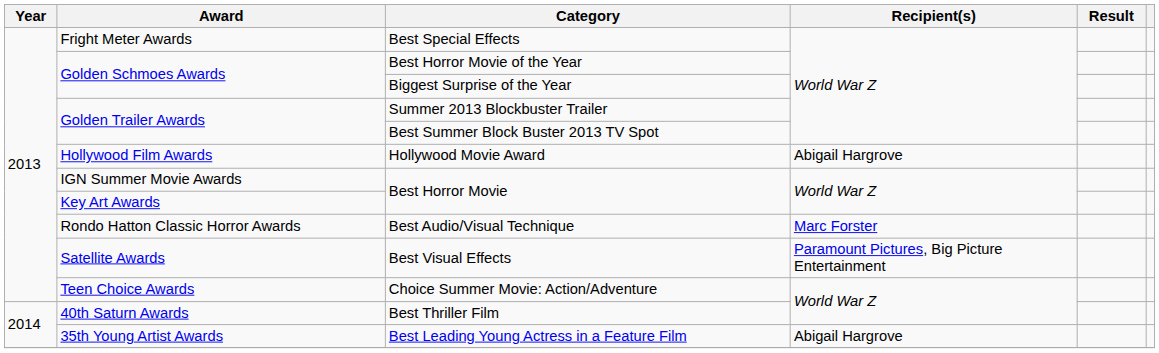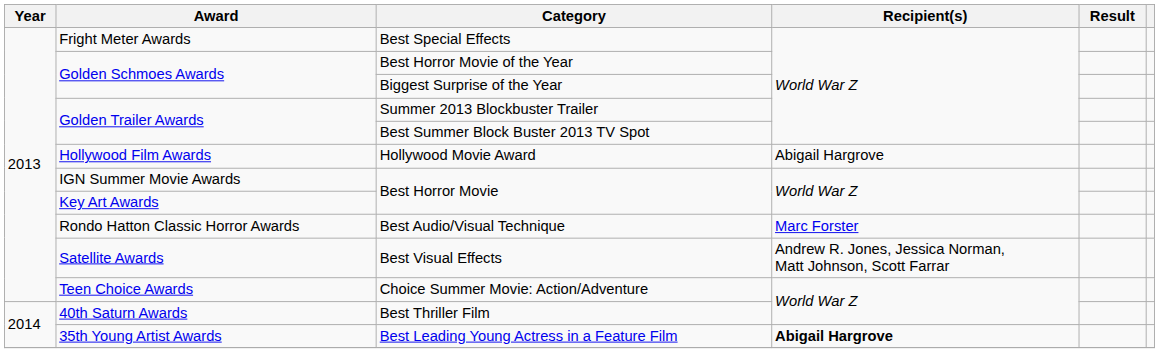(898, 257) Paramount Pictures, Big Picture Entertainment -> (890, 257) Andrew R. Jones, Jessica Norman, Matt Johnson, Scott Farrar
(848, 336) normal -> (834, 336) bold
